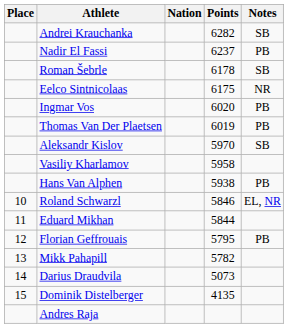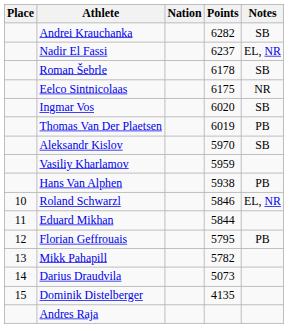(263, 51) PB -> (263, 51) EL, NR
(263, 107) PB -> (263, 107) SB
(223, 164) 5958 -> (223, 164) 5959
